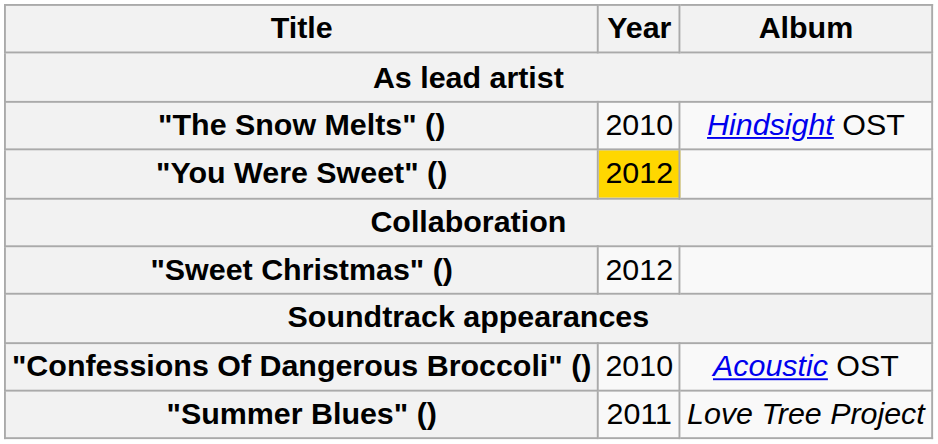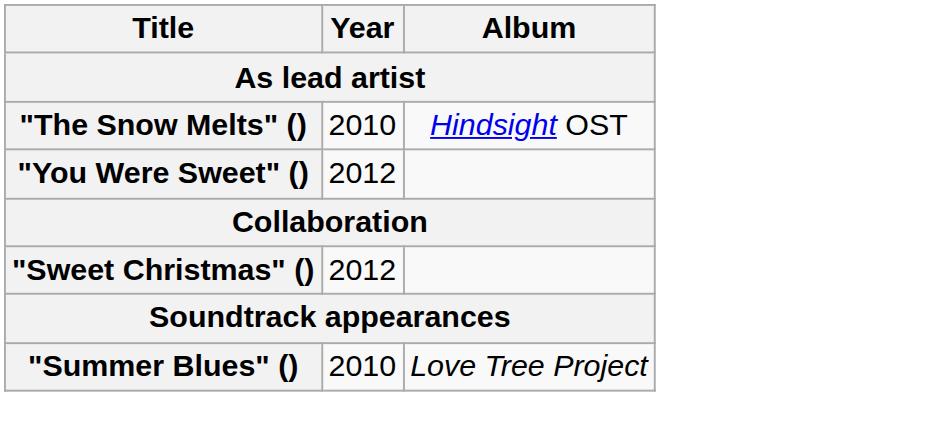(639, 173) gold background -> (362, 173) no background
- row: (302, 366)
(639, 414) 2011 -> (362, 366) 2010
